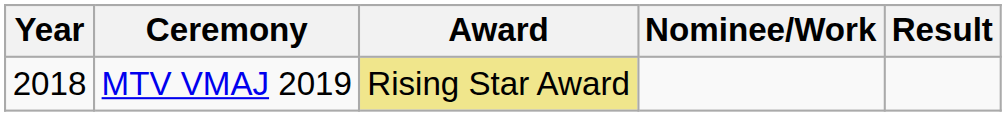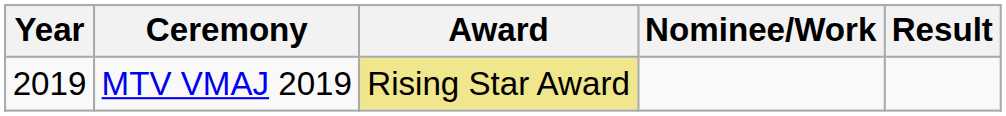(50, 83) 2018 -> (50, 83) 2019
